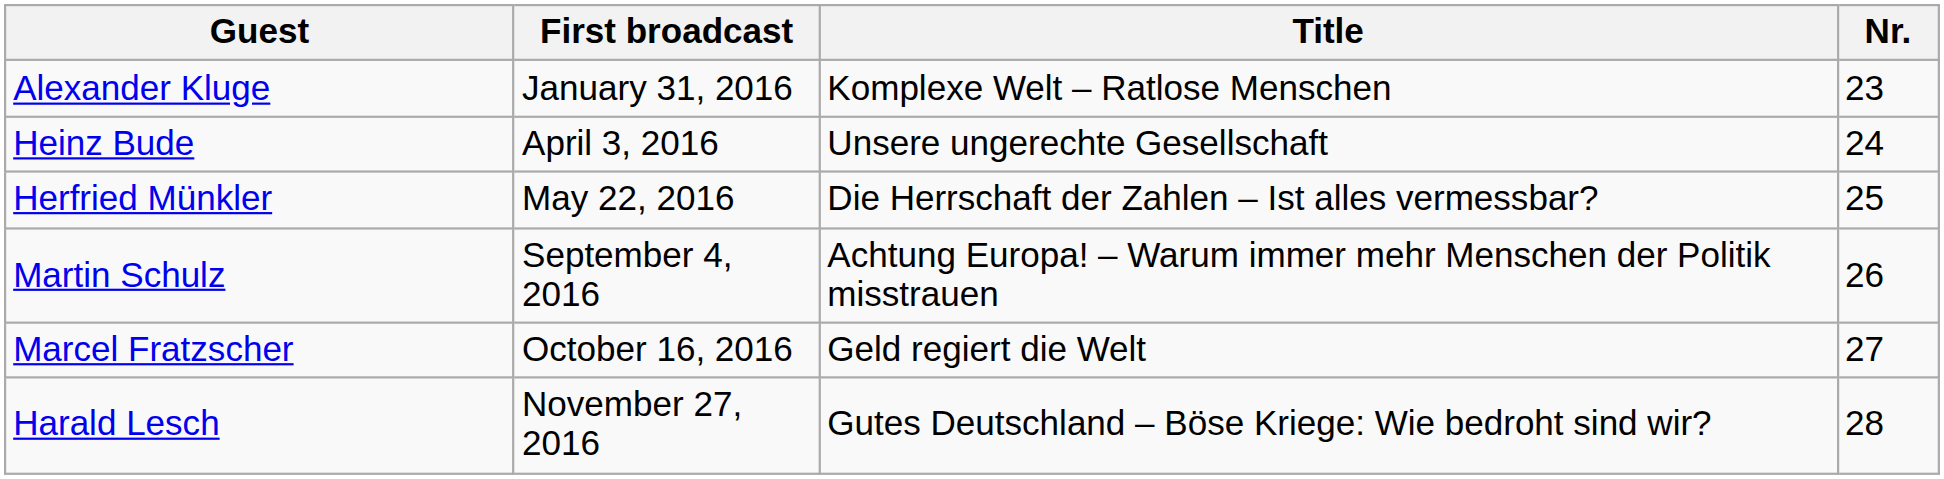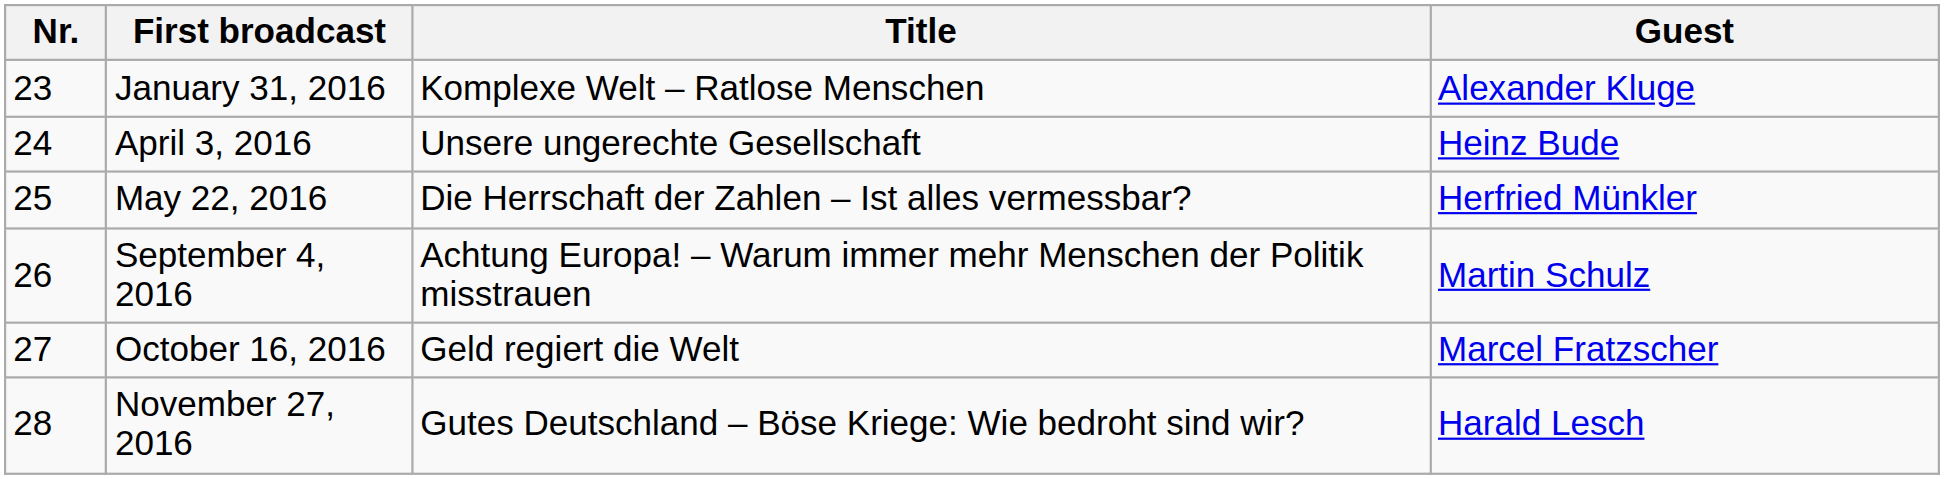columns swapped: (1888, 32) <-> (260, 32)
